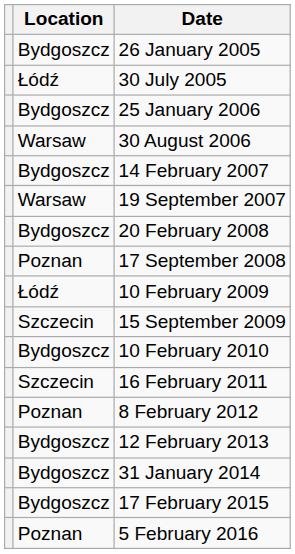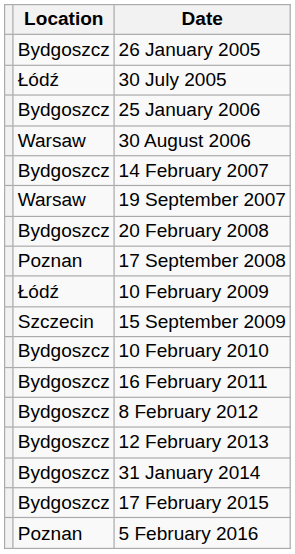(56, 381) Szczecin -> (64, 381) Bydgoszcz
(50, 412) Poznan -> (64, 412) Bydgoszcz
